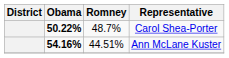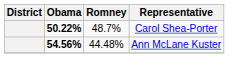(64, 45) 54.16% -> (64, 45) 54.56%
(106, 45) 44.51% -> (106, 45) 44.48%
